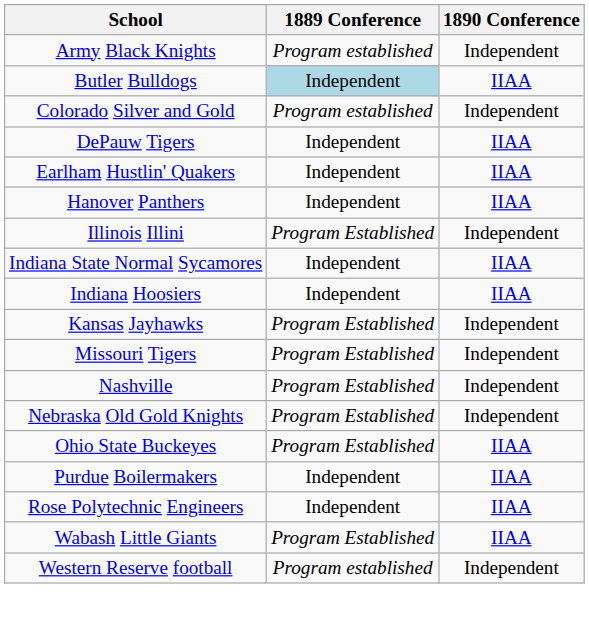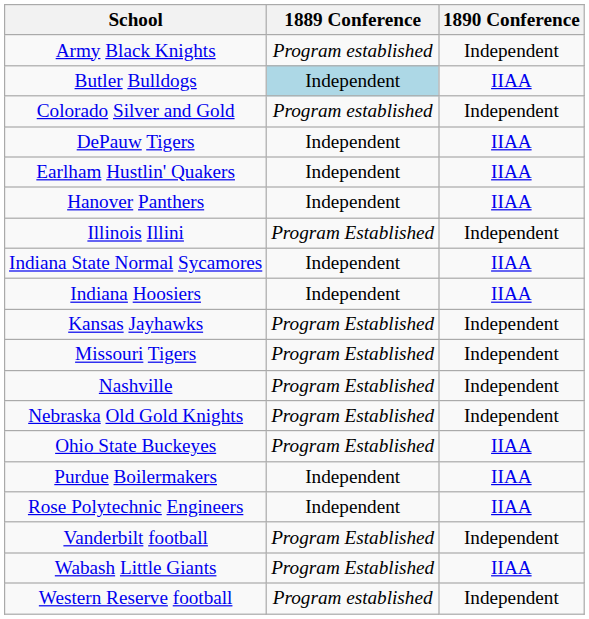+ row: (136, 537)
